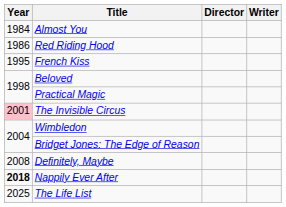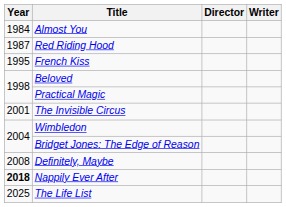(18, 45) 1986 -> (18, 45) 1987
(18, 111) pink background -> (18, 111) no background
